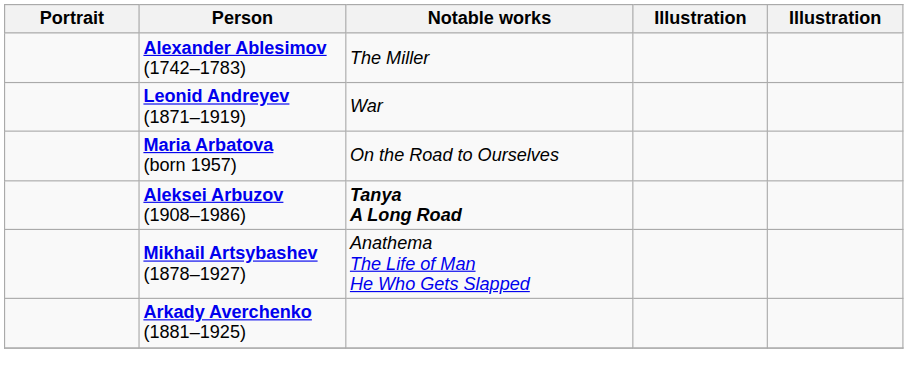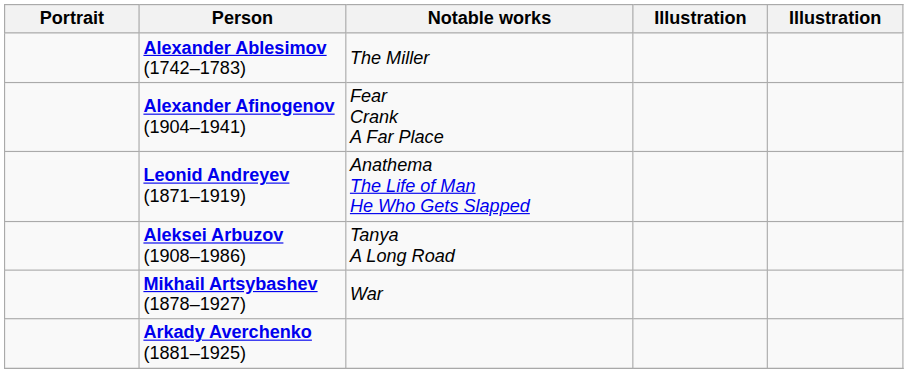+ row: (239, 116)
(366, 106) War -> (440, 186) Anathema The Life of Man He Who Gets Slapped
- row: (208, 155)
(406, 204) bold -> (402, 245) normal
(440, 263) Anathema The Life of Man He Who Gets Slapped -> (366, 294) War
